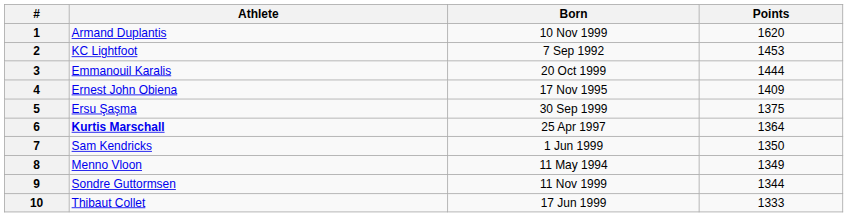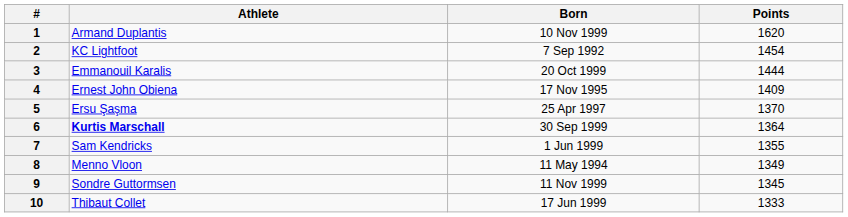(771, 52) 1453 -> (771, 52) 1454
(574, 109) 30 Sep 1999 -> (574, 109) 25 Apr 1997
(771, 109) 1375 -> (771, 109) 1370
(574, 128) 25 Apr 1997 -> (574, 128) 30 Sep 1999
(771, 146) 1350 -> (771, 146) 1355
(771, 184) 1344 -> (771, 184) 1345
